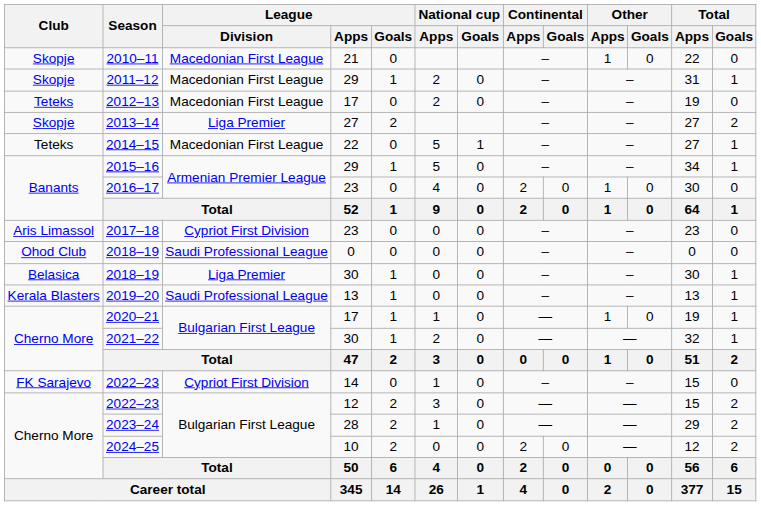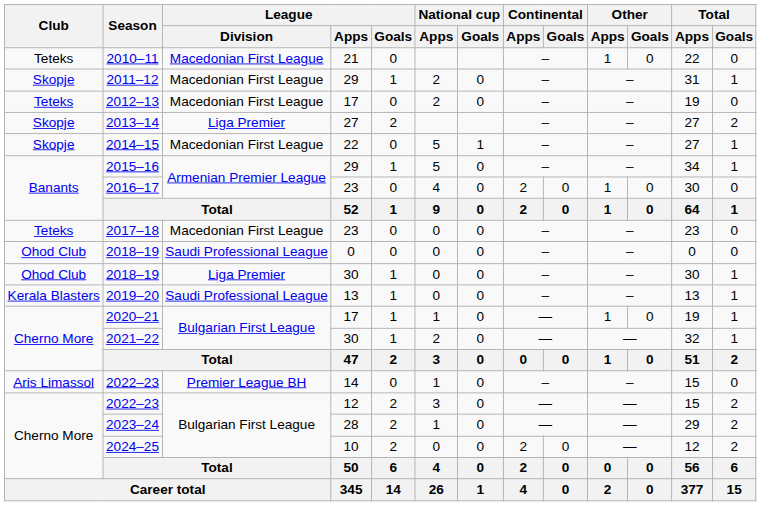(54, 58) Skopje -> (54, 58) Teteks
(54, 144) Teteks -> (54, 144) Skopje
(54, 230) Aris Limassol -> (54, 230) Teteks
(247, 230) Cypriot First Division -> (247, 230) Macedonian First League
(54, 274) Belasica -> (54, 274) Ohod Club
(54, 381) FK Sarajevo -> (54, 381) Aris Limassol
(247, 381) Cypriot First Division -> (247, 381) Premier League BH
